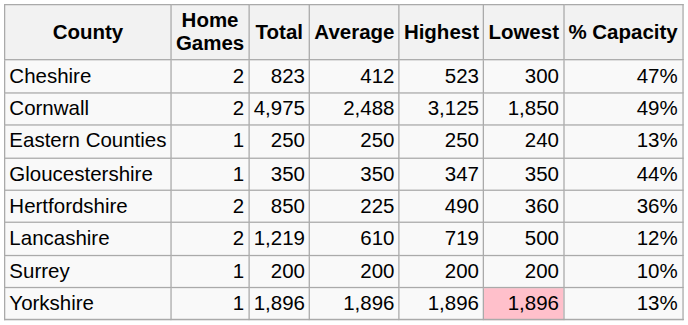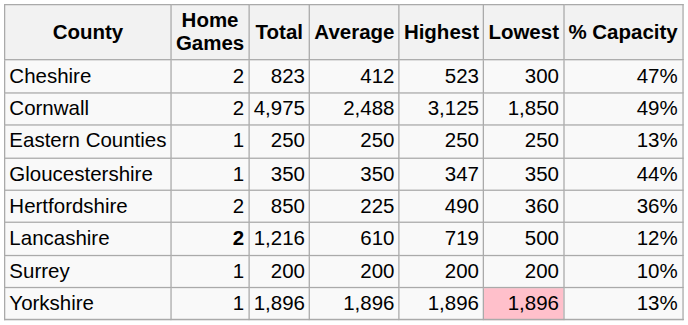(542, 141) 240 -> (542, 141) 250
(239, 238) normal -> (239, 238) bold
(279, 238) 1,219 -> (279, 238) 1,216
